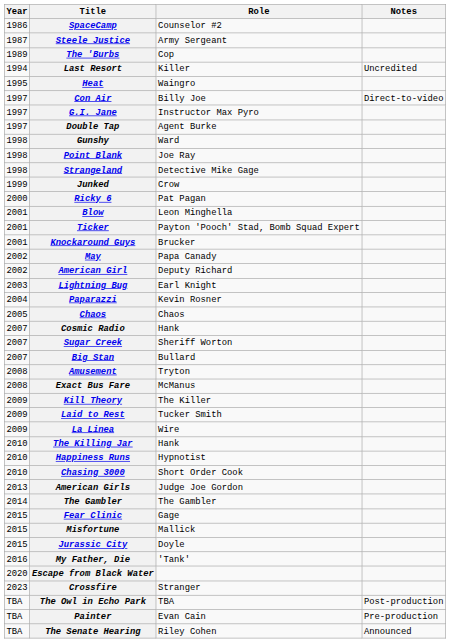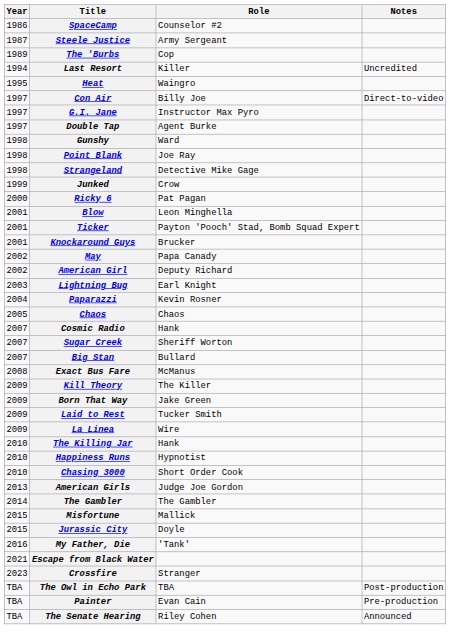- row: (93, 372)
+ row: (93, 401)
- row: (93, 516)
(17, 573) 2020 -> (17, 559) 2021
